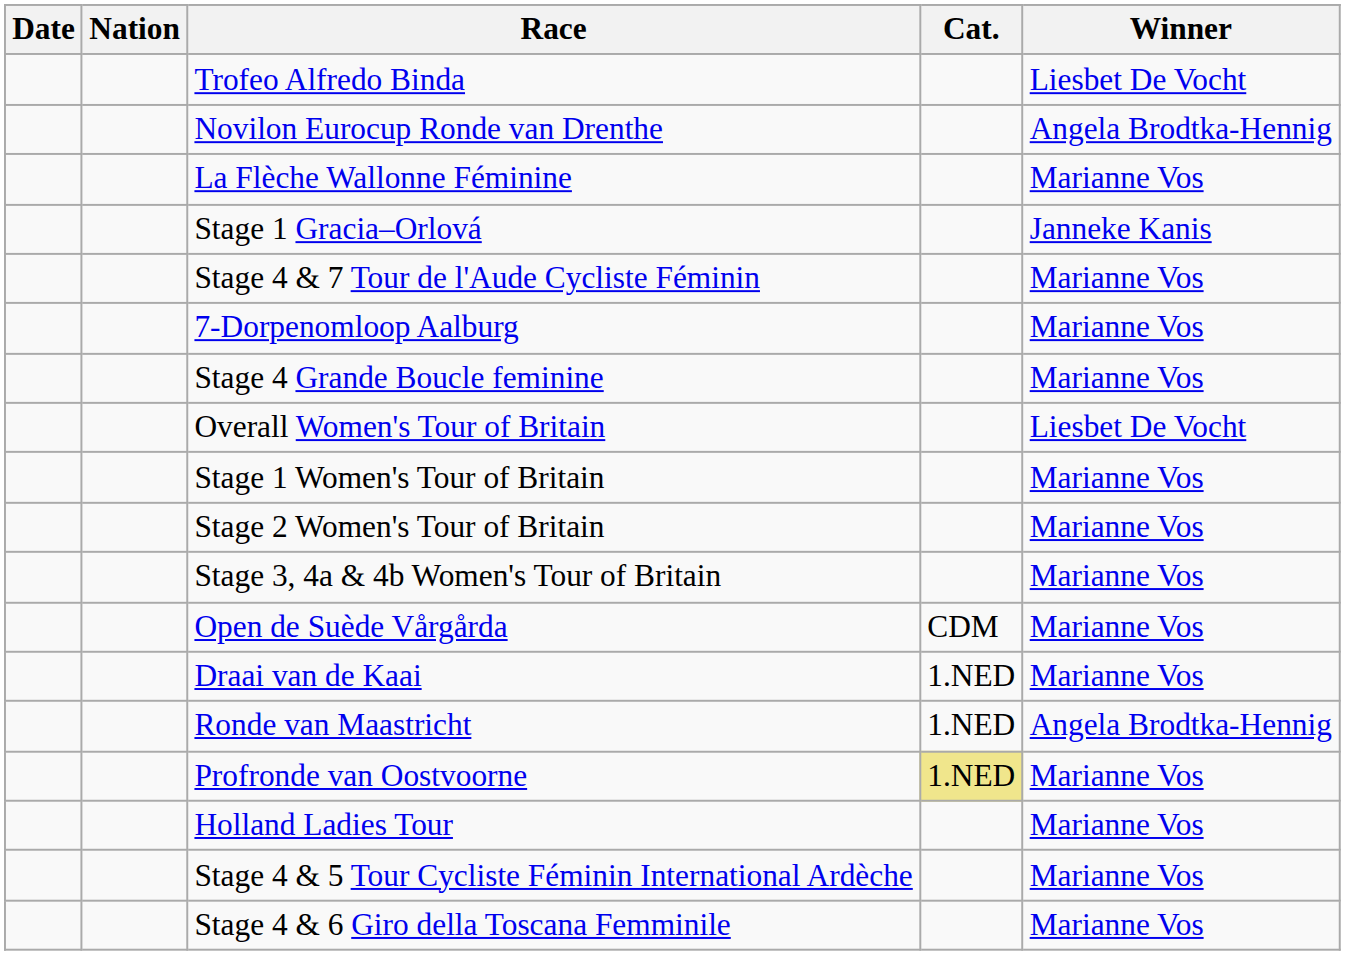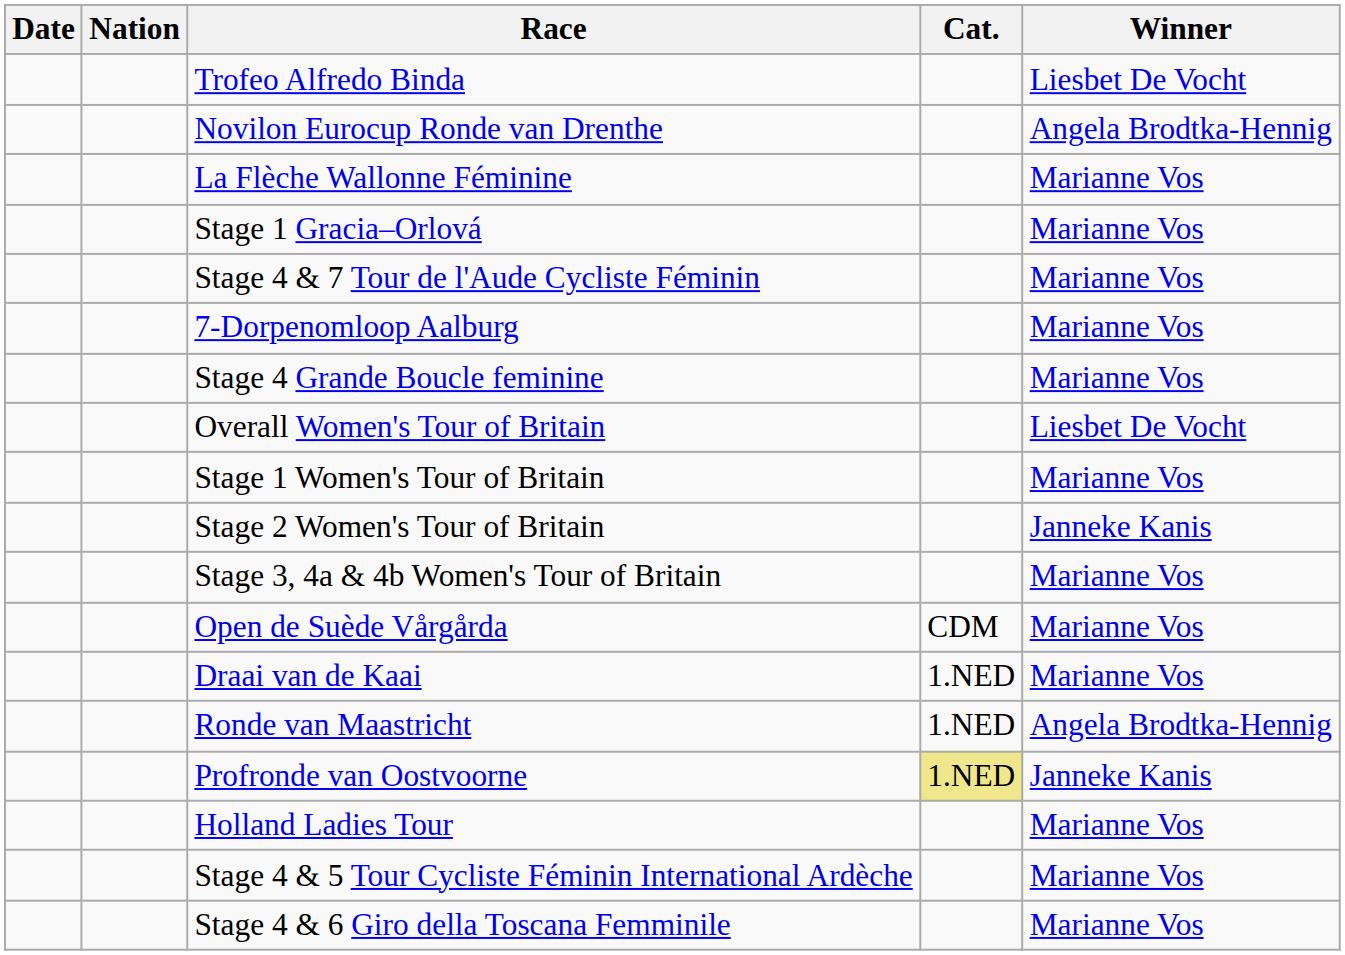(1121, 228) Janneke Kanis -> (1117, 228) Marianne Vos
(1117, 526) Marianne Vos -> (1121, 526) Janneke Kanis
(1117, 775) Marianne Vos -> (1121, 775) Janneke Kanis
